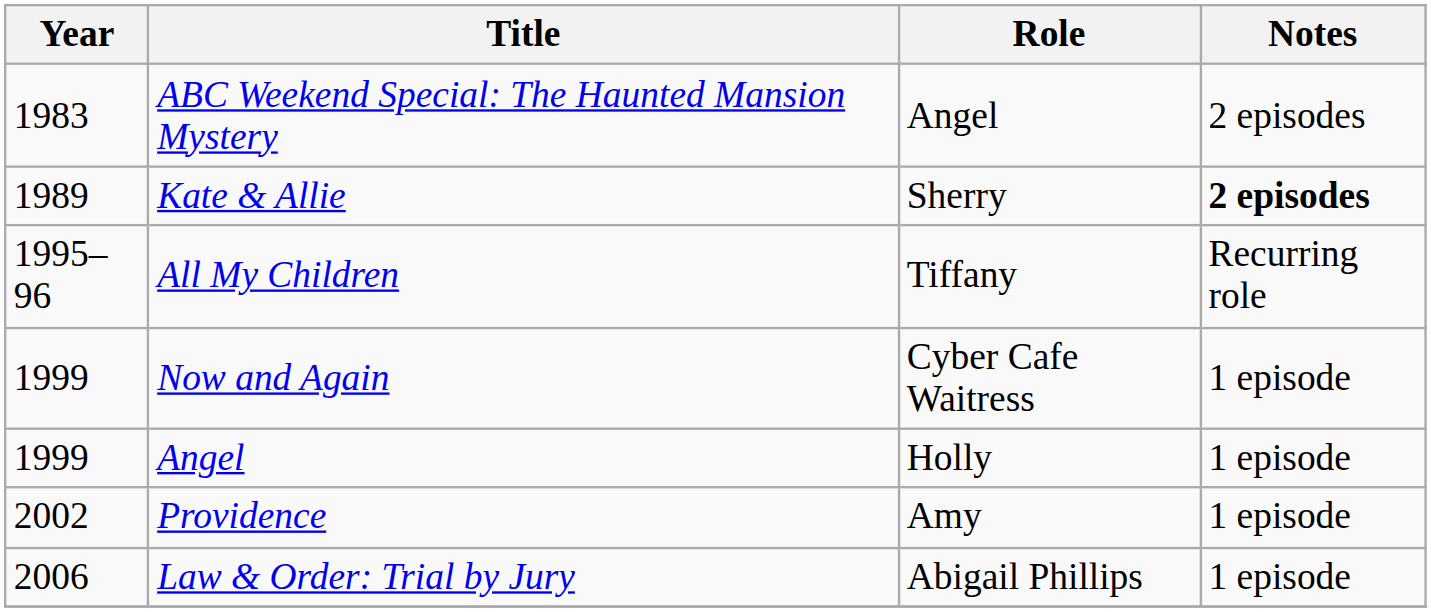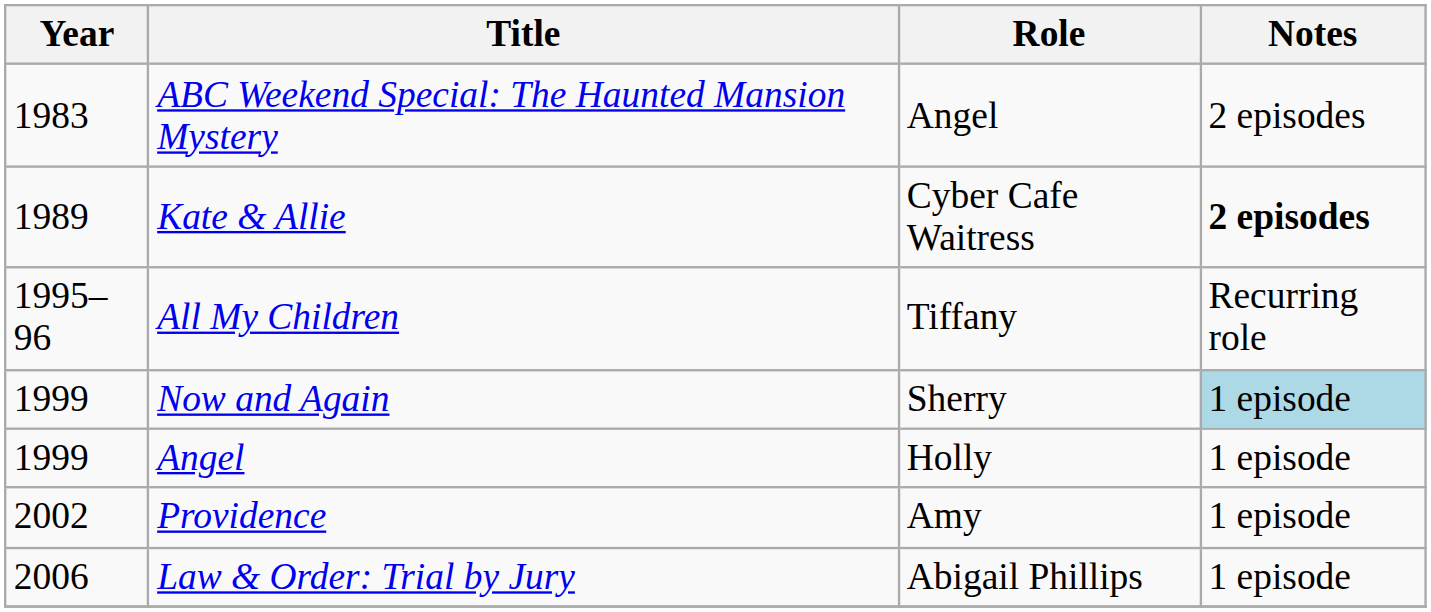(957, 195) Sherry -> (993, 216) Cyber Cafe Waitress
(993, 376) Cyber Cafe Waitress -> (957, 398) Sherry
(1280, 376) no background -> (1280, 398) lightblue background
